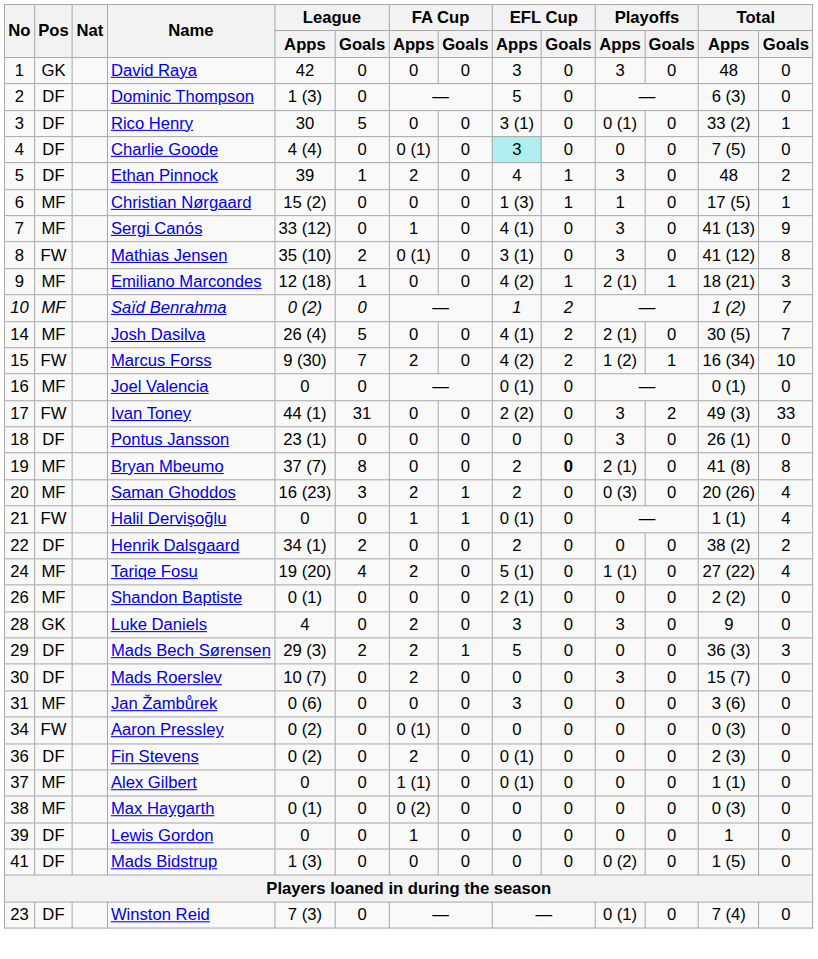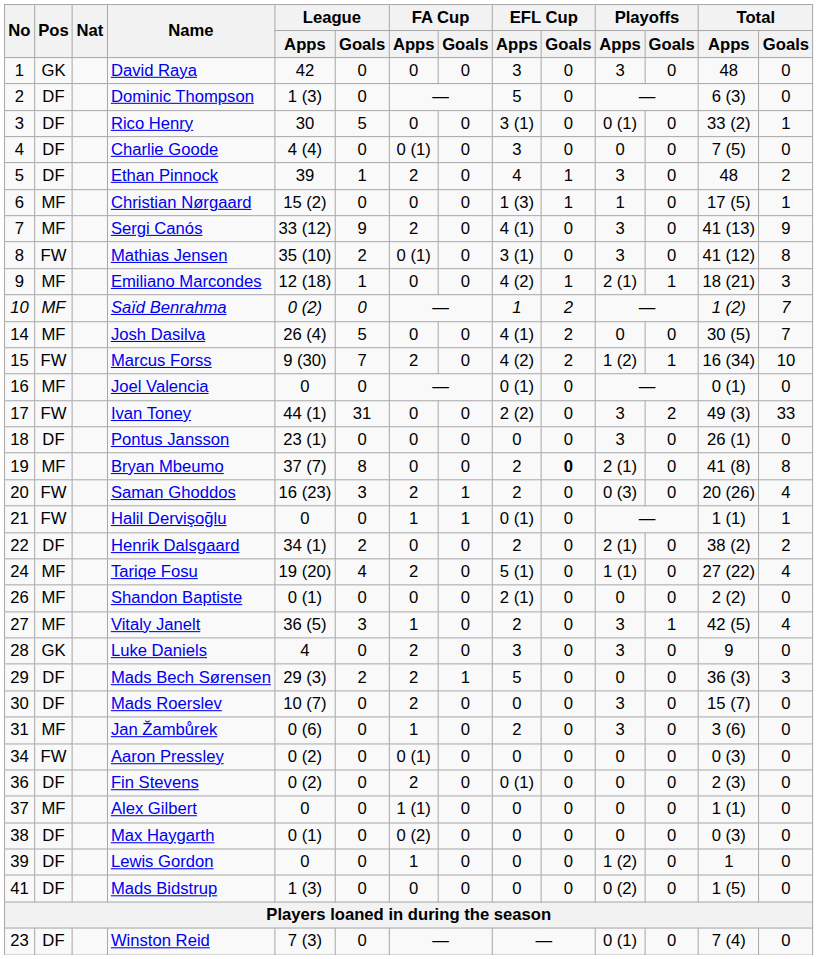(517, 149) paleturquoise background -> (517, 149) no background
(362, 228) 0 -> (362, 228) 9
(414, 228) 1 -> (414, 228) 2
(620, 334) 2 (1) -> (620, 334) 0
(53, 492) MF -> (53, 492) FW
(786, 519) 4 -> (786, 519) 1
(620, 545) 0 -> (620, 545) 2 (1)
+ row: (156, 624)
(414, 703) 0 -> (414, 730) 1
(517, 703) 3 -> (517, 730) 2
(620, 703) 0 -> (620, 730) 3
(517, 783) 0 (1) -> (517, 809) 0
(53, 809) MF -> (53, 835) DF
(620, 835) 0 -> (620, 862) 1 (2)
